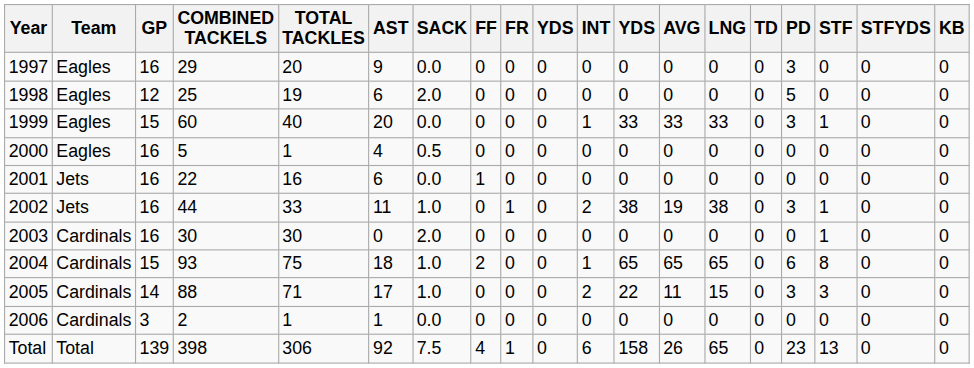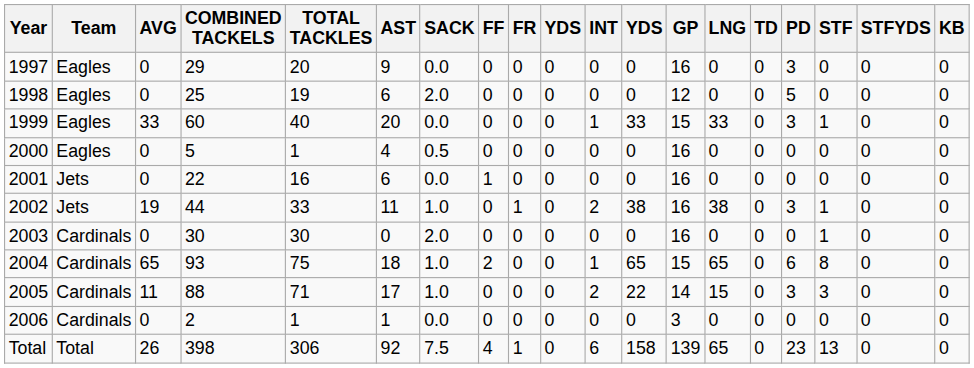columns swapped: (154, 28) <-> (682, 28)
